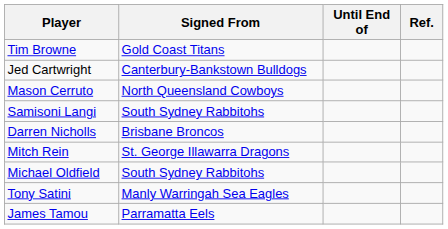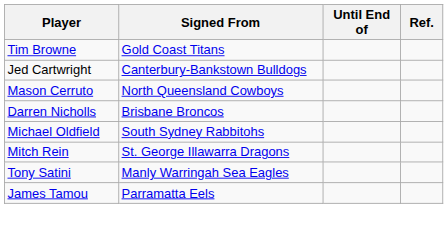- row: (52, 111)
rows swapped: (54, 173) <-> (38, 152)
